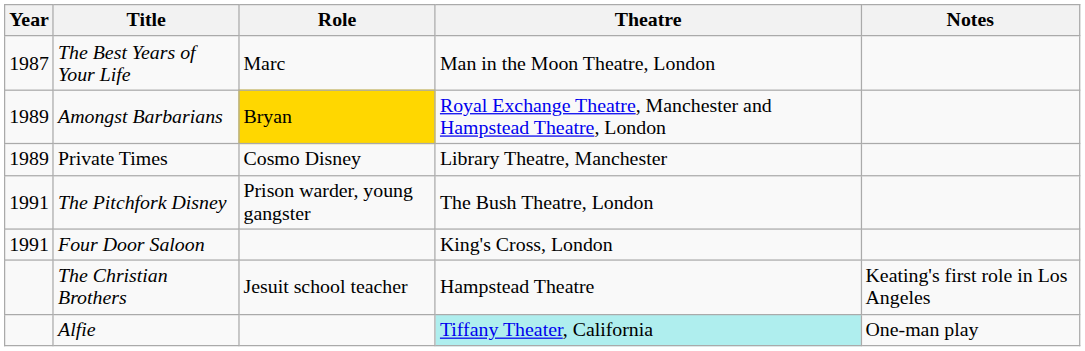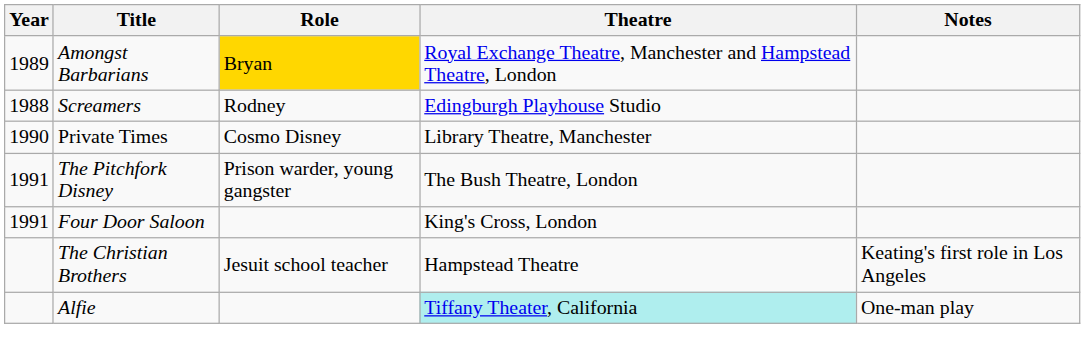- row: (127, 62)
+ row: (100, 105)
(29, 159) 1989 -> (29, 136) 1990
